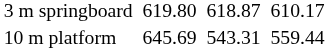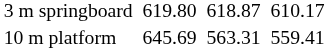(234, 37) 543.31 -> (234, 37) 563.31
(298, 37) 559.44 -> (298, 37) 559.41
